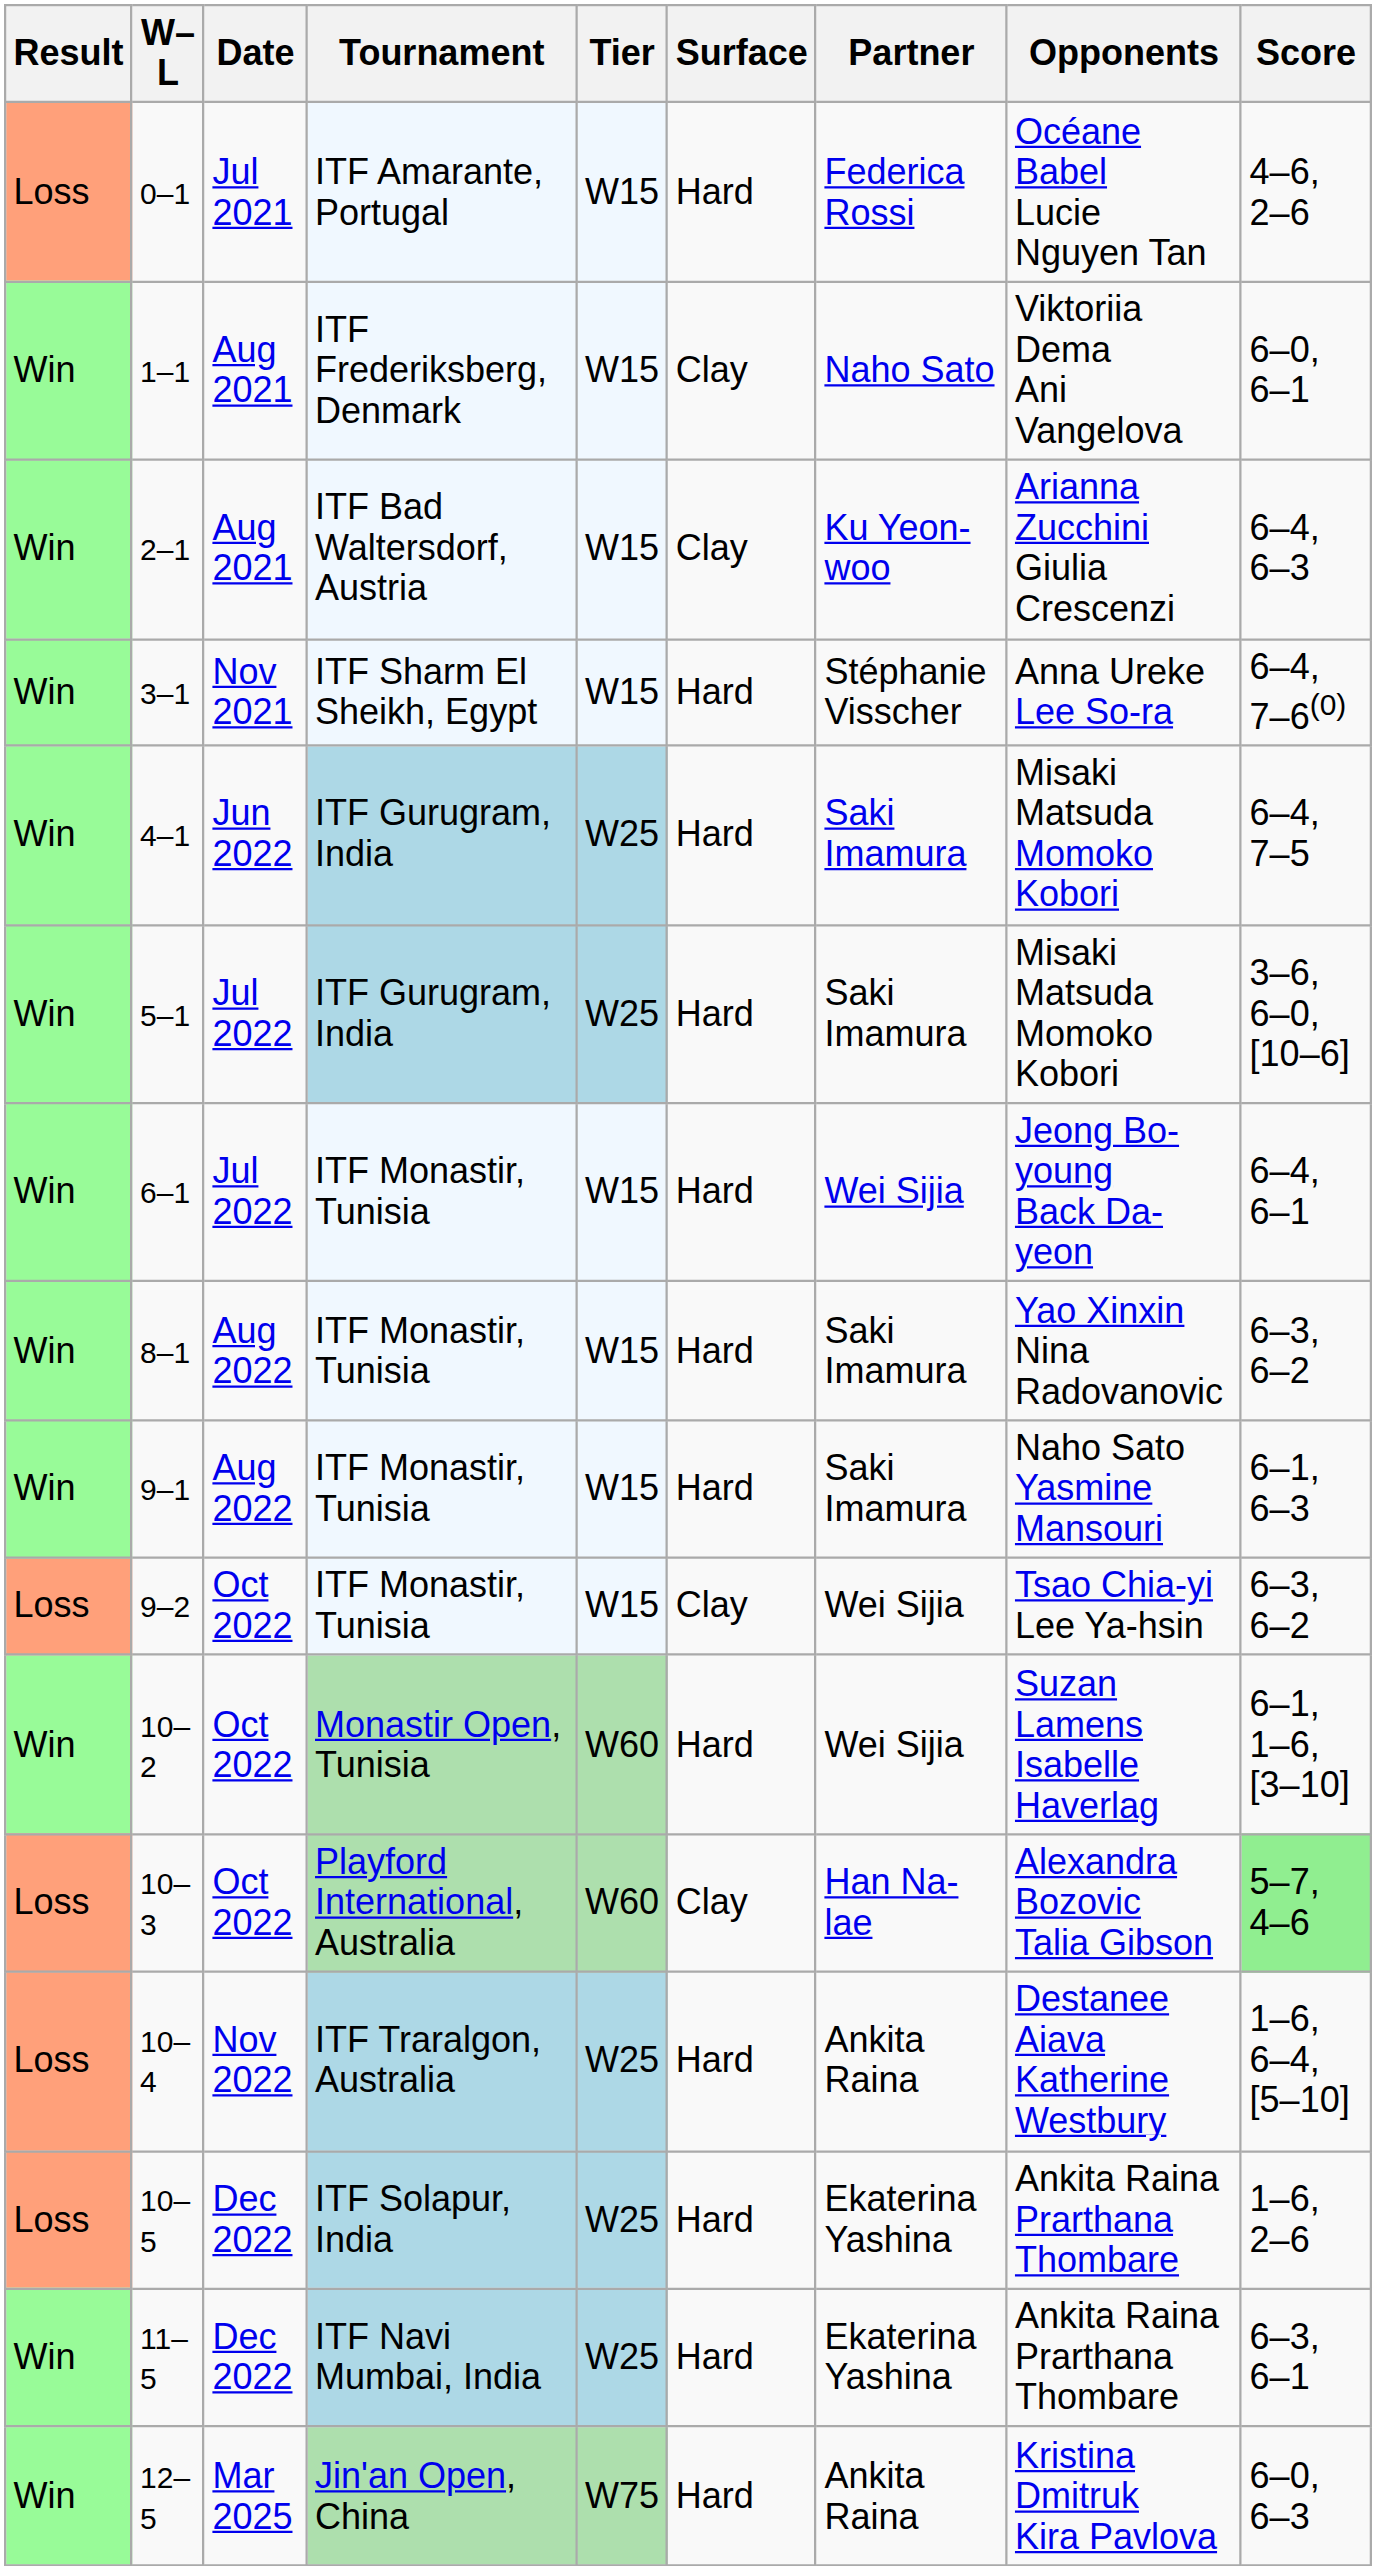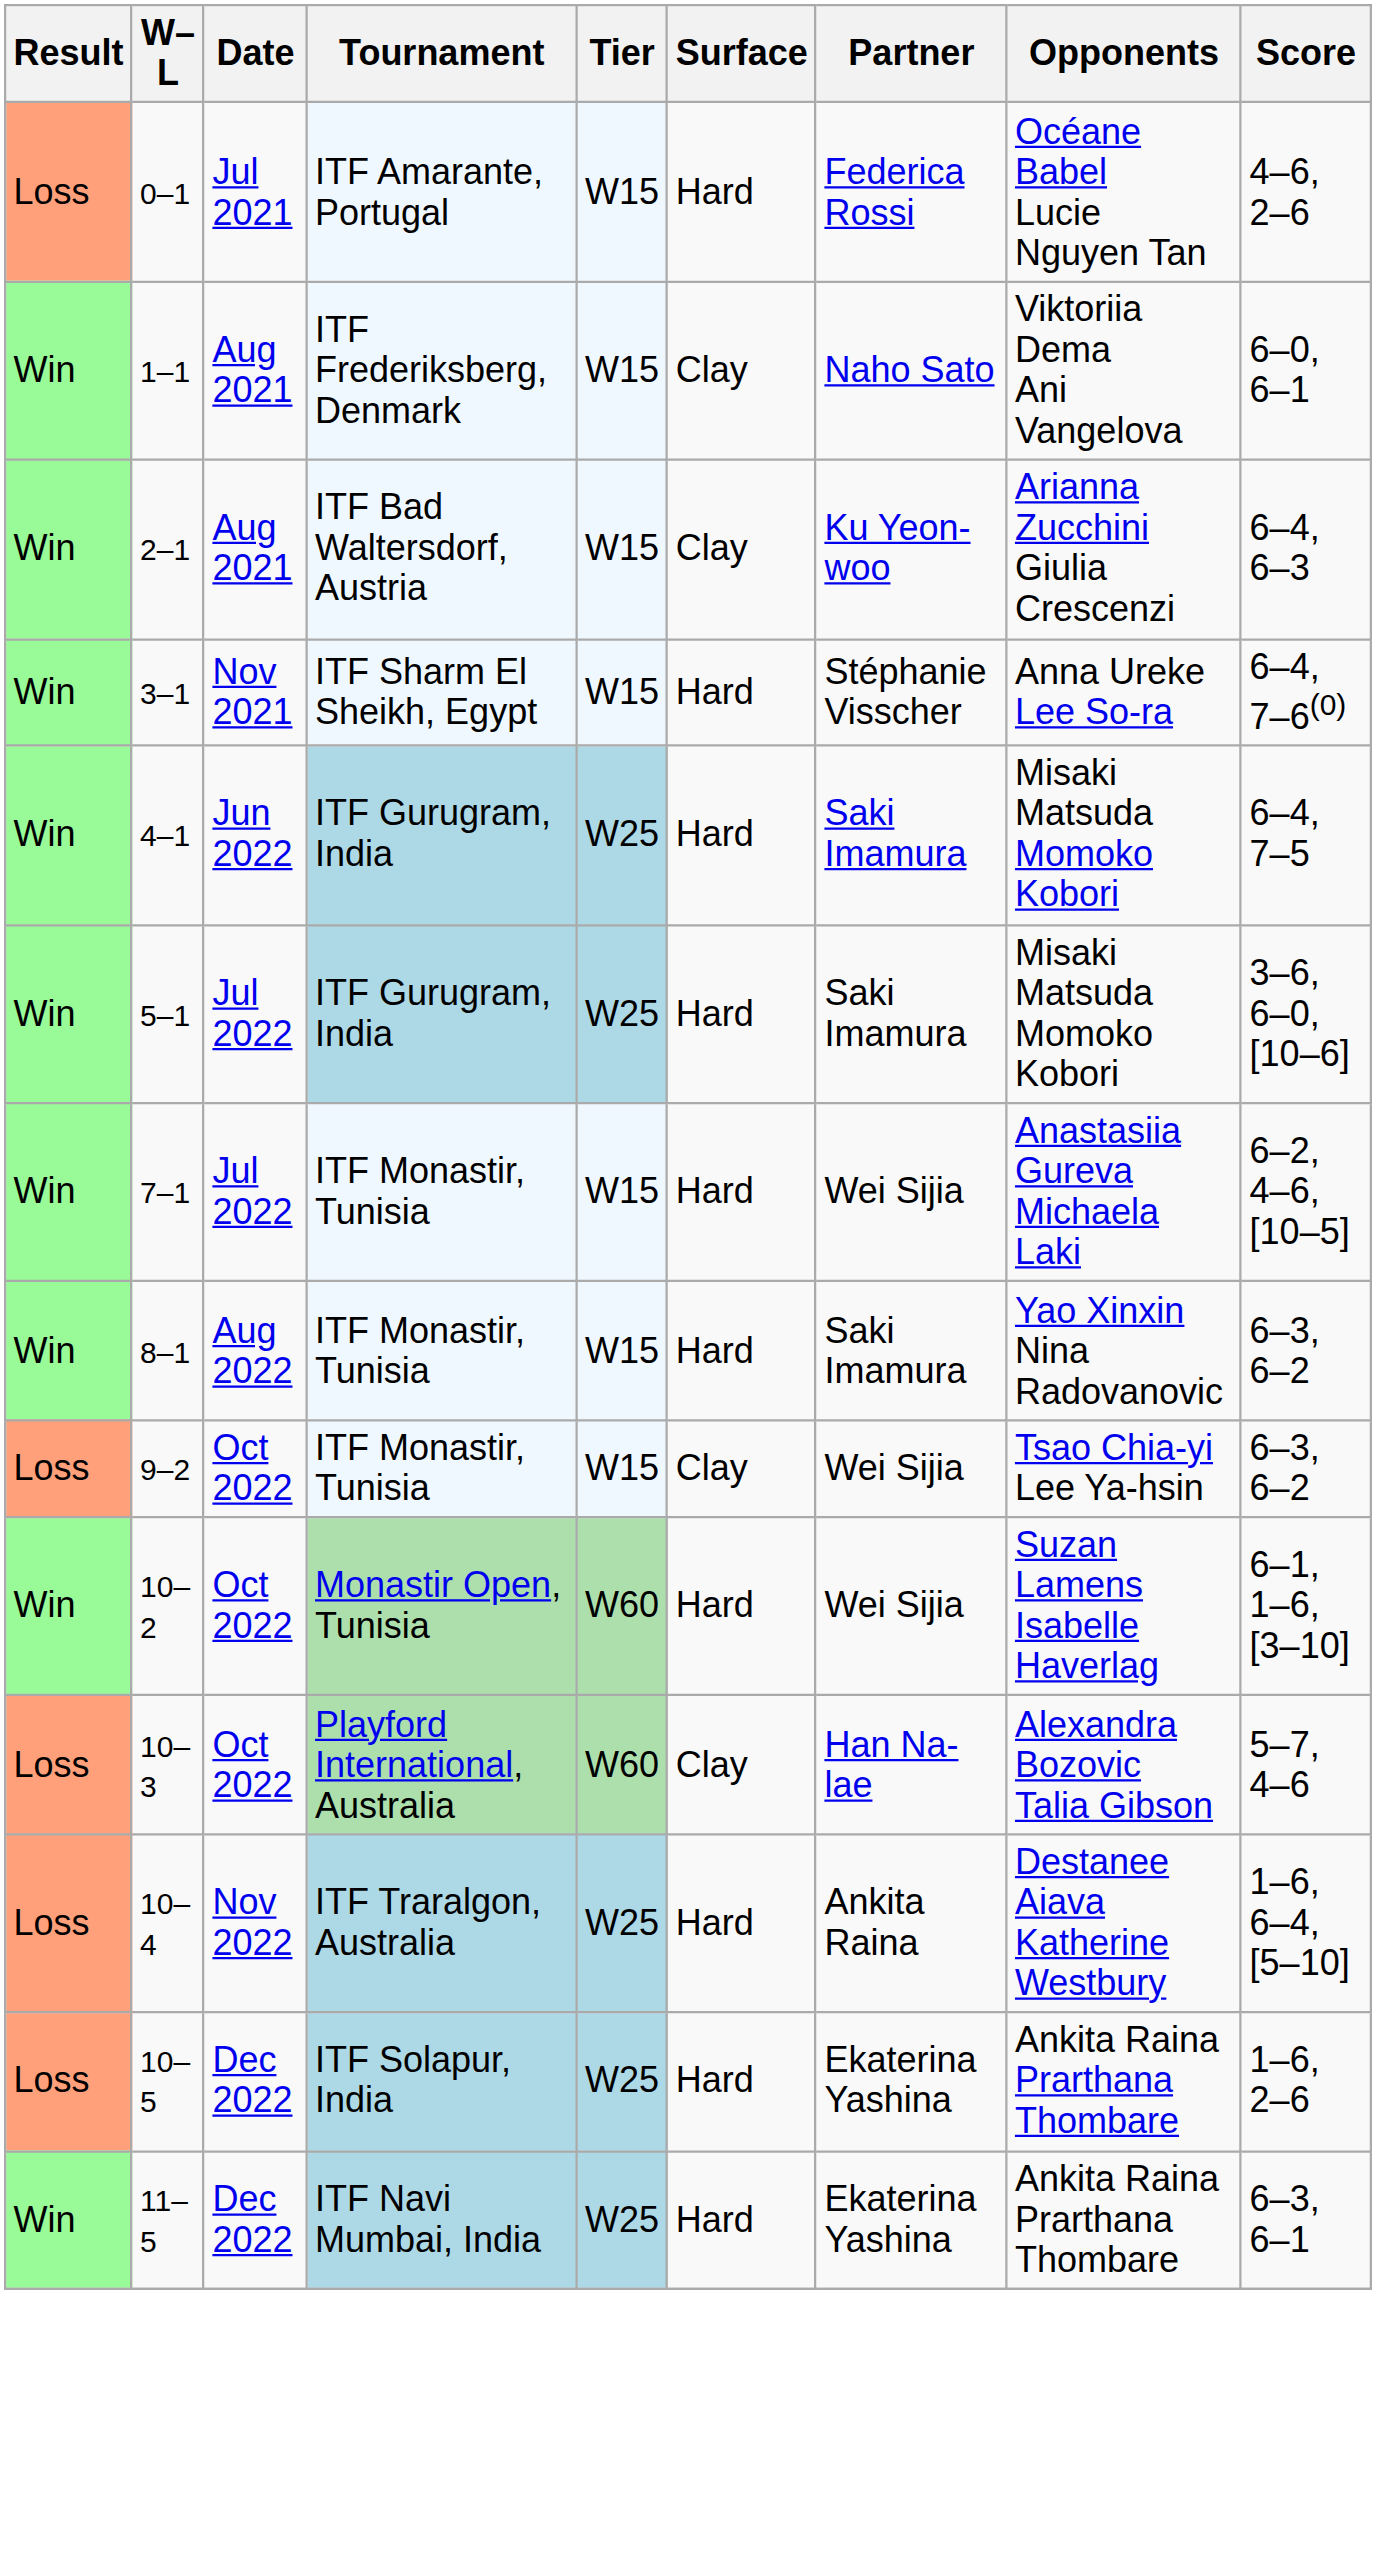- row: (165, 1193)
+ row: (165, 1193)
- row: (165, 1490)
(1285, 1902) lightgreen background -> (1285, 1764) no background
- row: (165, 2497)
